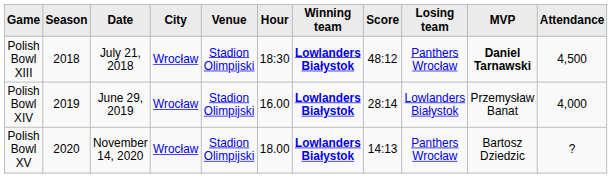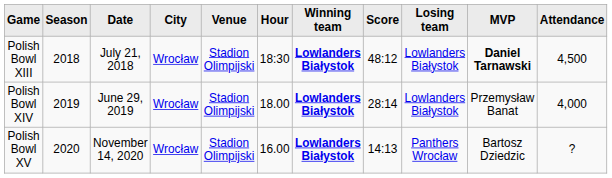(435, 59) Panthers Wrocław -> (435, 59) Lowlanders Białystok
(275, 104) 16.00 -> (275, 104) 18.00
(275, 150) 18.00 -> (275, 150) 16.00
